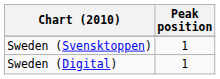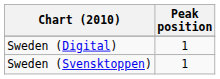rows swapped: (62, 64) <-> (79, 46)
